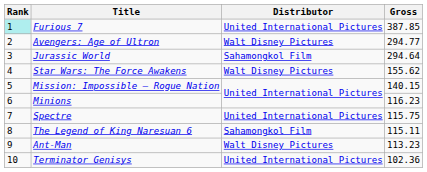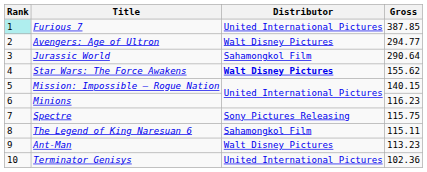(403, 56) 294.64 -> (403, 56) 290.64
(279, 71) normal -> (279, 71) bold
(303, 116) United International Pictures -> (287, 116) Sony Pictures Releasing
